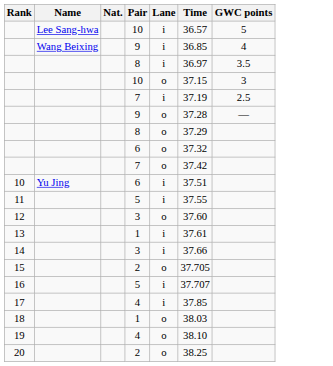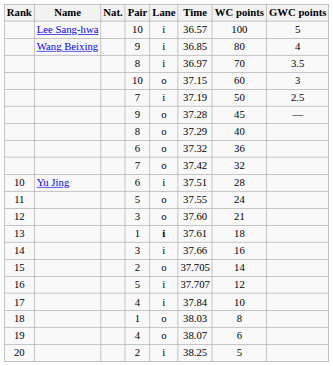+ column: (239, 13)
(164, 200) i -> (164, 200) o
(164, 234) normal -> (164, 234) bold
(195, 302) 37.85 -> (195, 302) 37.84
(195, 336) 38.10 -> (195, 336) 38.07
(164, 353) o -> (164, 353) i
